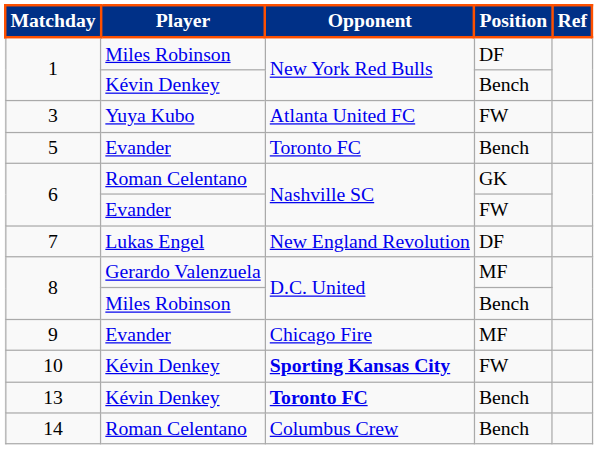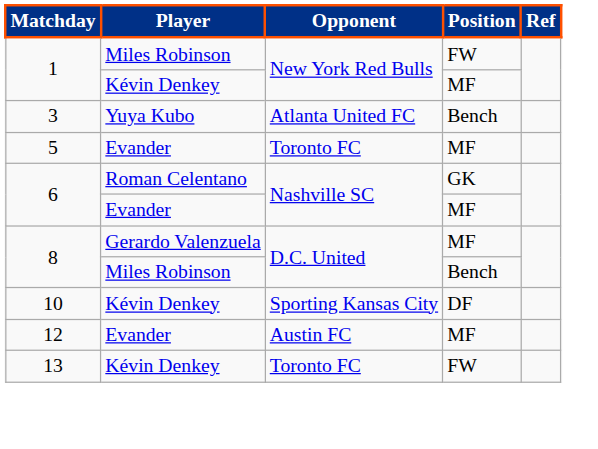(491, 53) DF -> (462, 53) FW
(504, 84) Bench -> (461, 84) MF
(494, 116) FW -> (472, 116) Bench
(504, 147) Bench -> (461, 147) MF
(494, 209) FW -> (461, 209) MF
- row: (53, 241)
- row: (53, 334)
(360, 365) bold -> (354, 303) normal
(494, 365) FW -> (460, 303) DF
+ row: (53, 334)
(319, 397) bold -> (315, 365) normal
(504, 397) Bench -> (462, 365) FW
- row: (53, 428)
